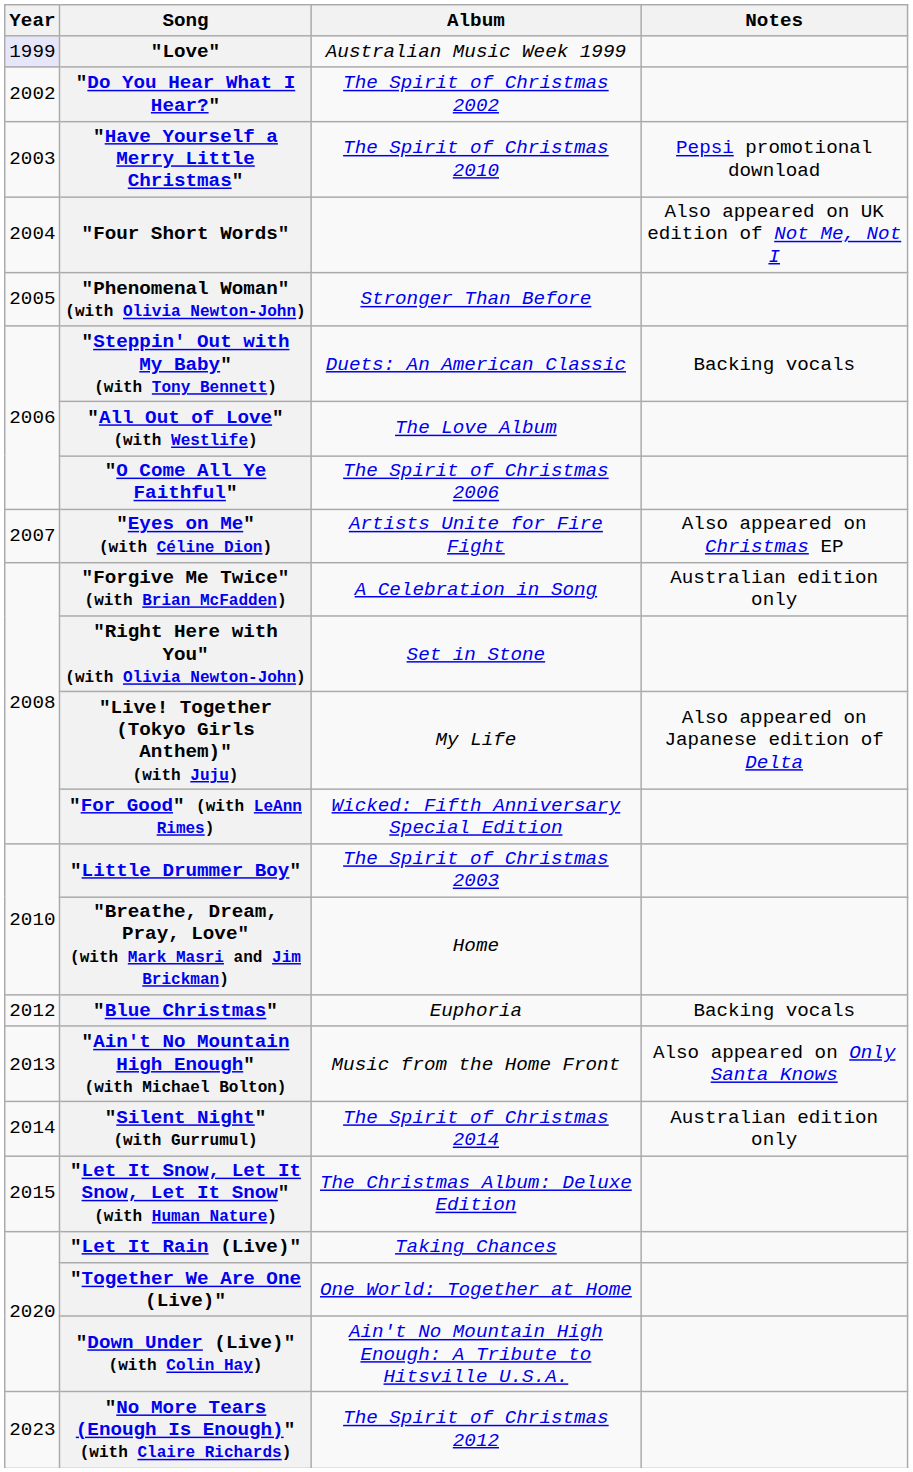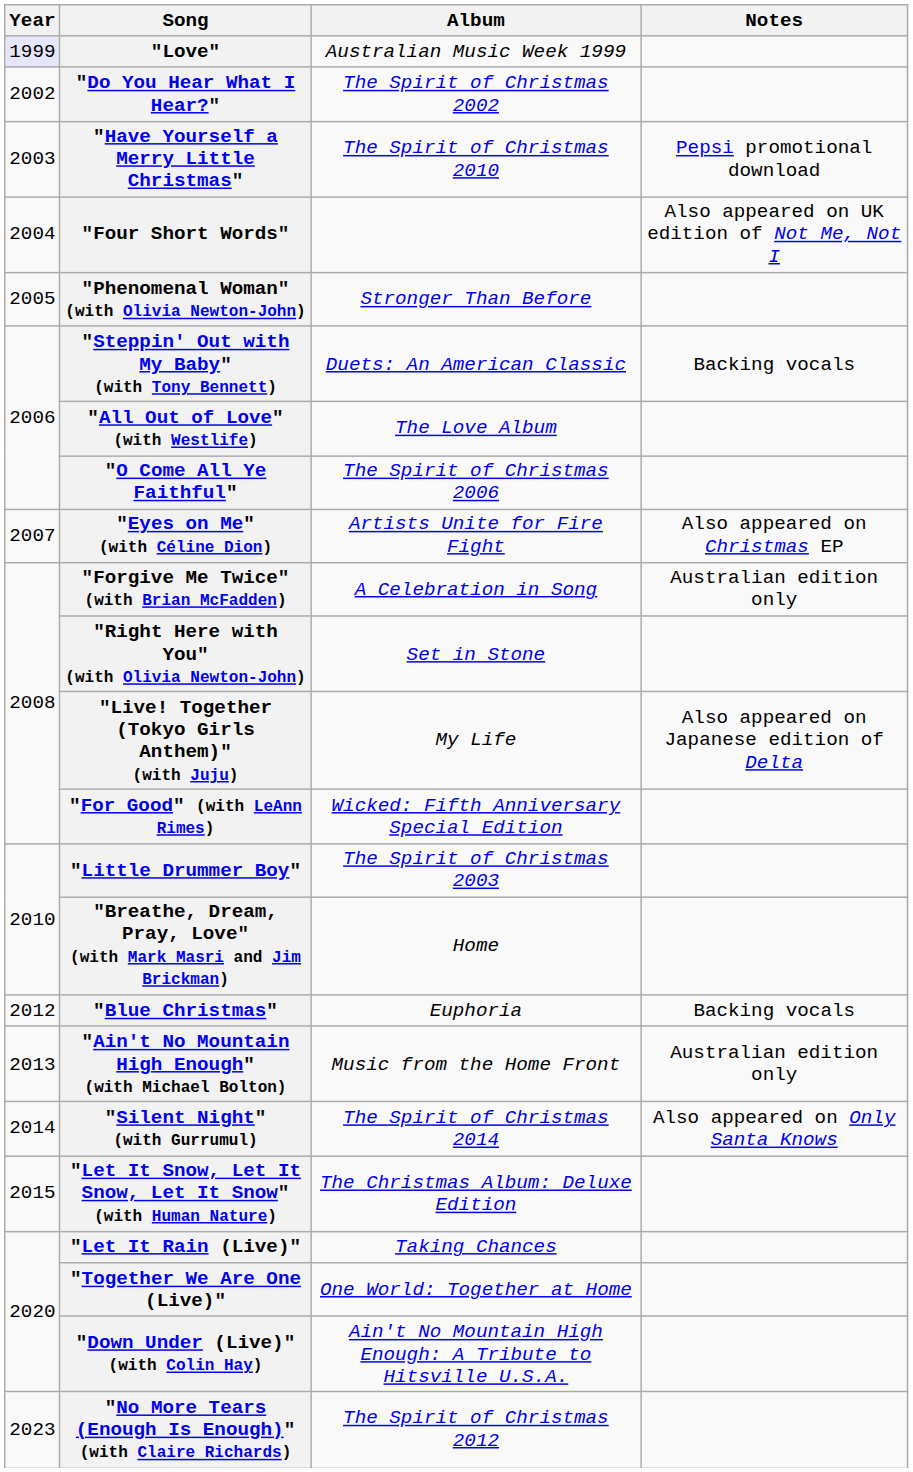(774, 1064) Also appeared on Only Santa Knows -> (774, 1064) Australian edition only
(774, 1129) Australian edition only -> (774, 1129) Also appeared on Only Santa Knows
